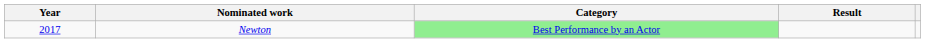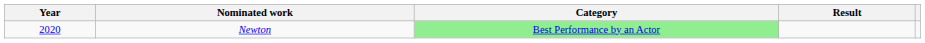(50, 29) 2017 -> (50, 29) 2020
